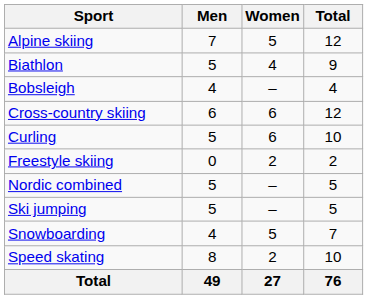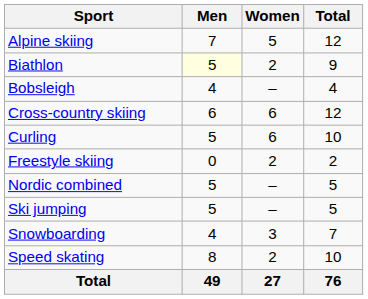(212, 64) no background -> (212, 64) lightyellow background
(273, 64) 4 -> (273, 64) 2
(273, 233) 5 -> (273, 233) 3
